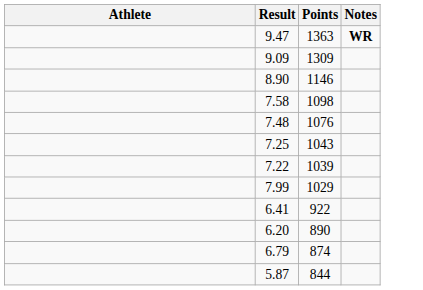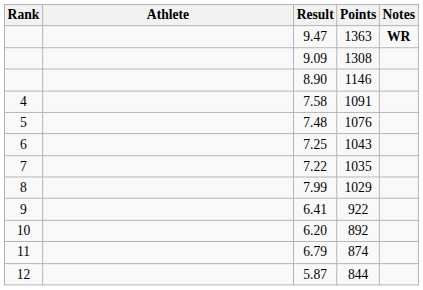+ column: (23, 15)
(320, 58) 1309 -> (358, 58) 1308
(320, 101) 1098 -> (358, 101) 1091
(320, 166) 1039 -> (358, 166) 1035
(320, 230) 890 -> (358, 230) 892
